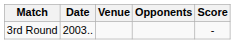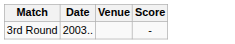- column: (164, 13)
